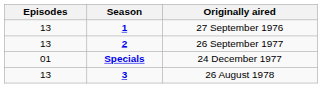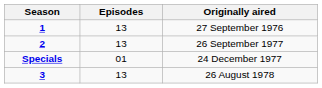columns swapped: (124, 12) <-> (45, 12)
